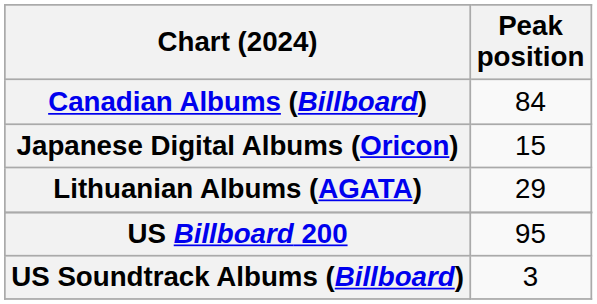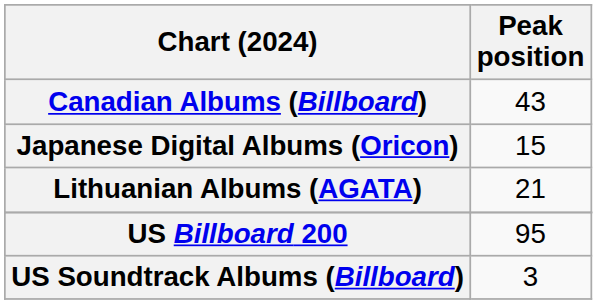(530, 101) 84 -> (530, 101) 43
(530, 189) 29 -> (530, 189) 21
